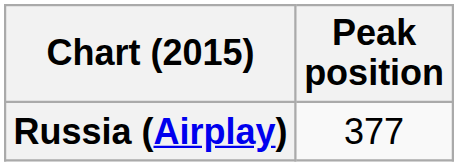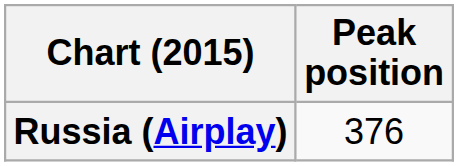(374, 130) 377 -> (374, 130) 376
